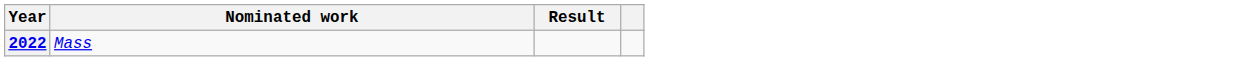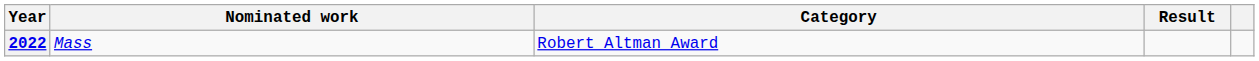+ column: (839, 18)
